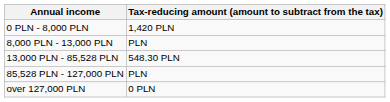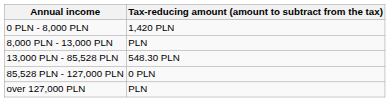(138, 74) PLN -> (142, 74) 0 PLN
(142, 89) 0 PLN -> (138, 89) PLN
